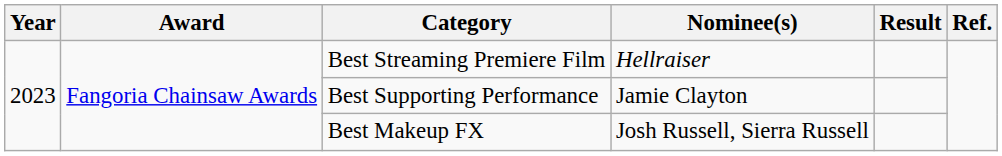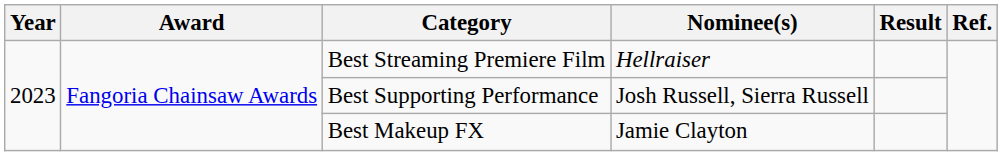(682, 95) Jamie Clayton -> (742, 95) Josh Russell, Sierra Russell
(742, 131) Josh Russell, Sierra Russell -> (682, 131) Jamie Clayton
